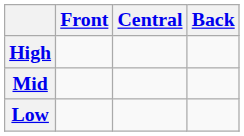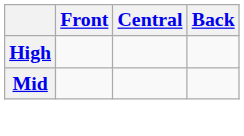- row: (30, 114)
